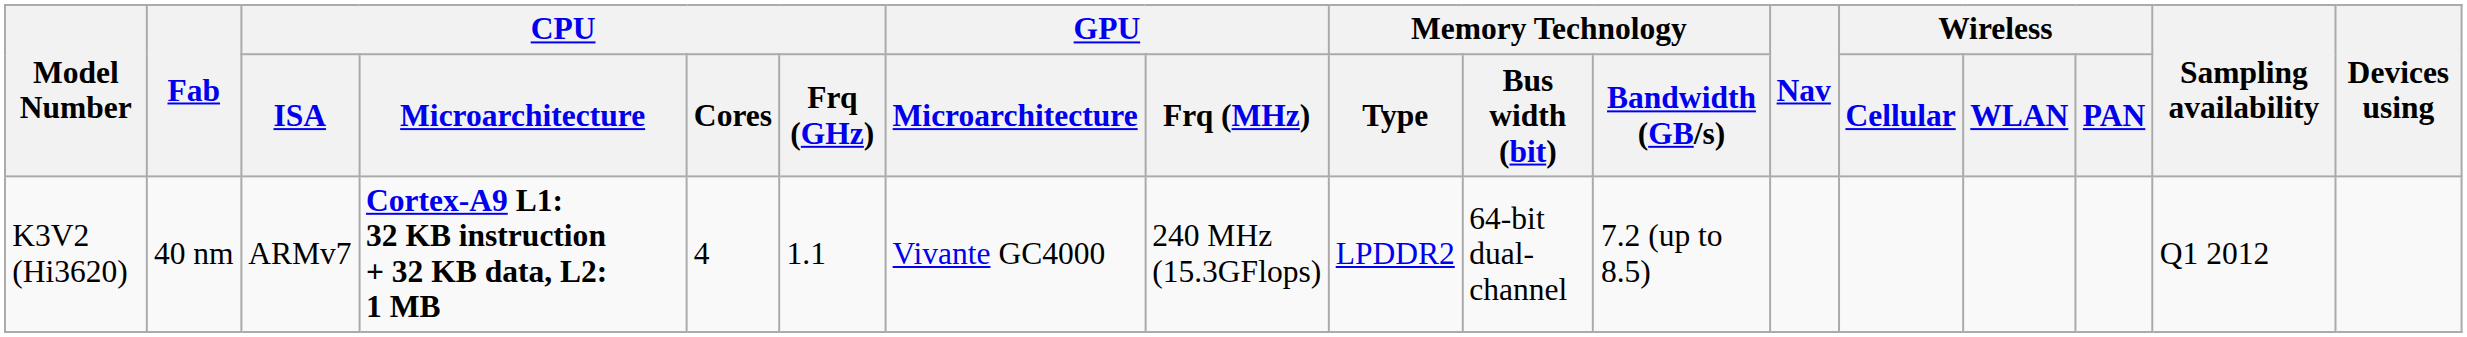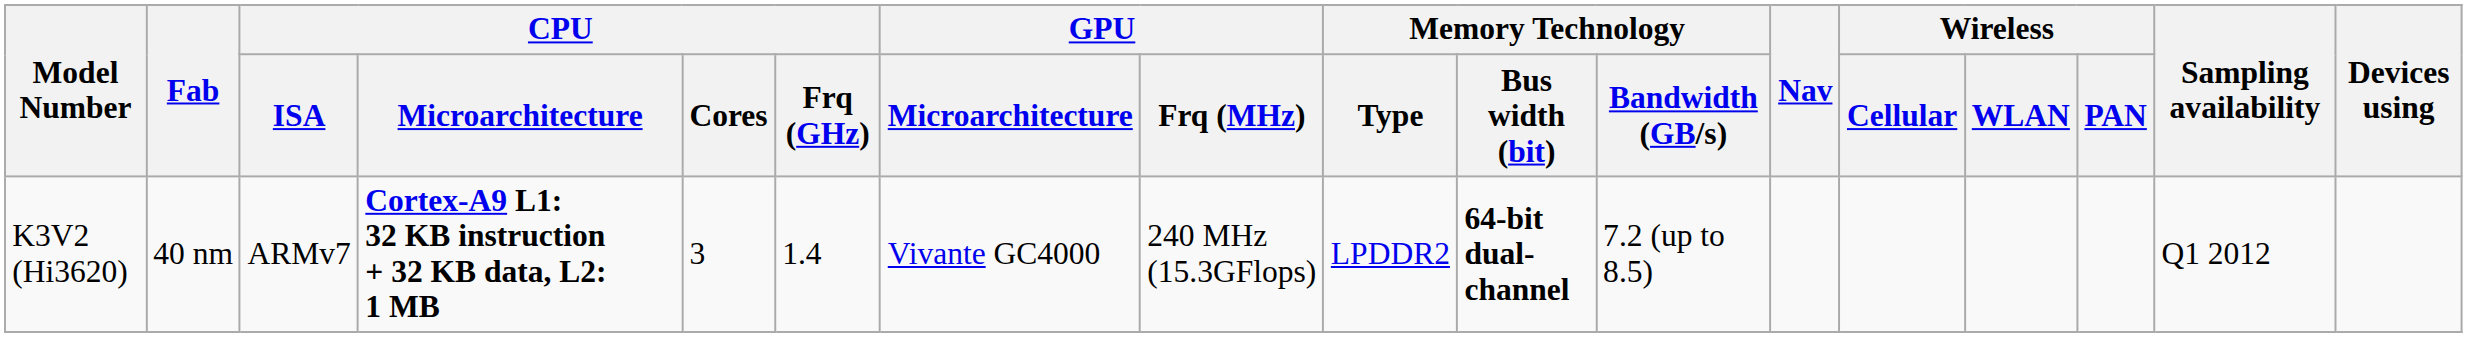(702, 253) 4 -> (697, 253) 3
(806, 253) 1.1 -> (802, 253) 1.4
(1518, 253) normal -> (1517, 253) bold
